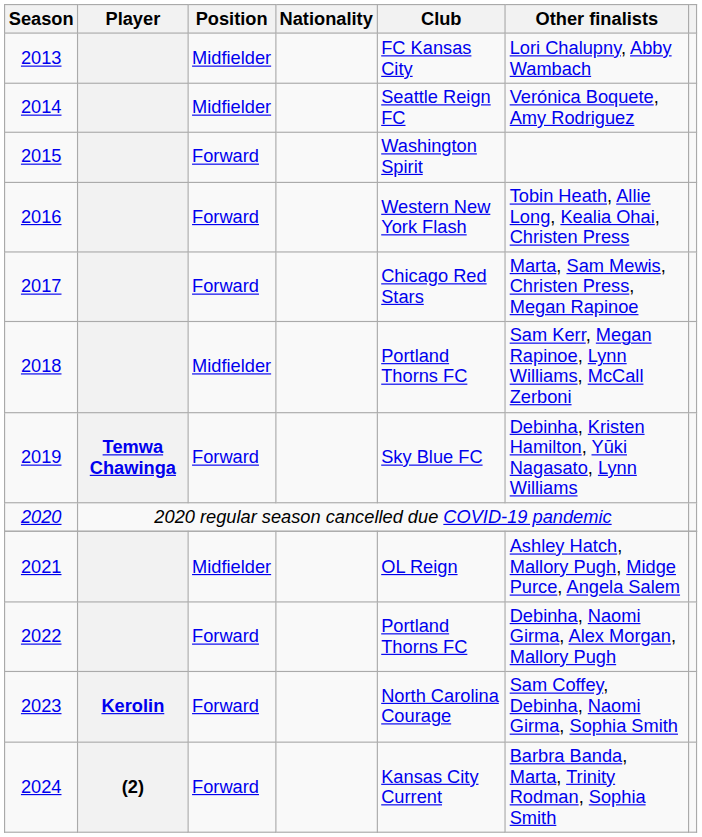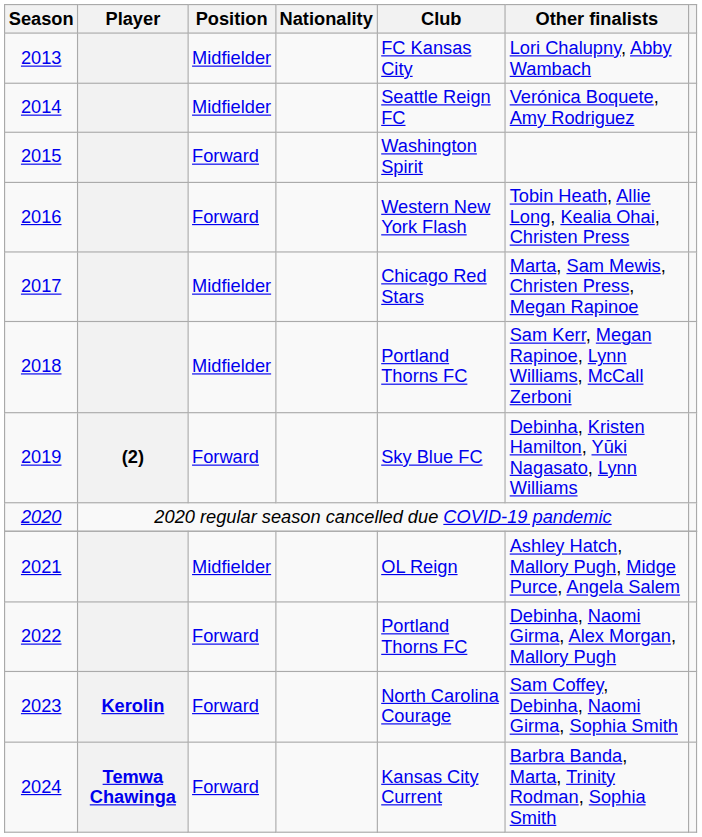(226, 286) Forward -> (232, 286) Midfielder
(133, 457) Temwa Chawinga -> (133, 457) (2)
(133, 786) (2) -> (133, 786) Temwa Chawinga
